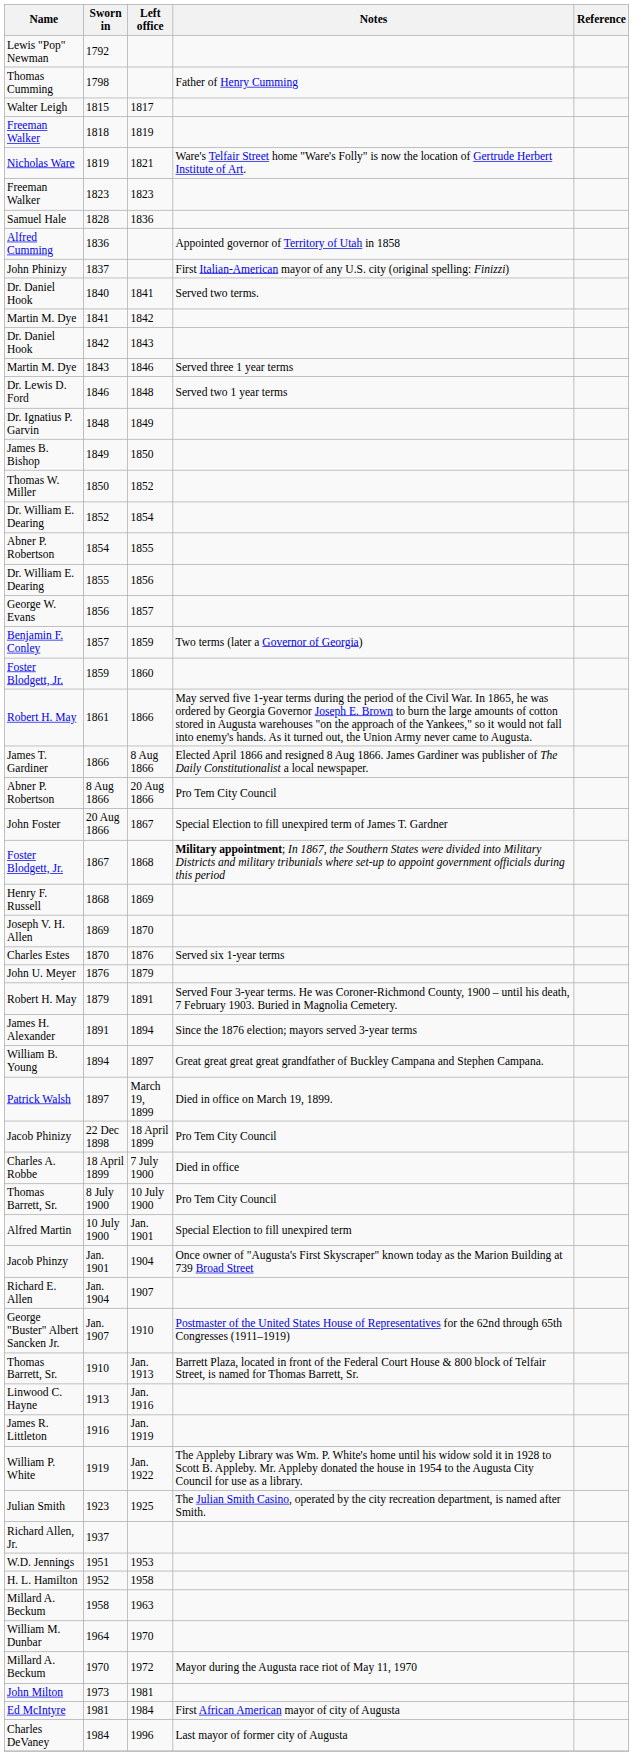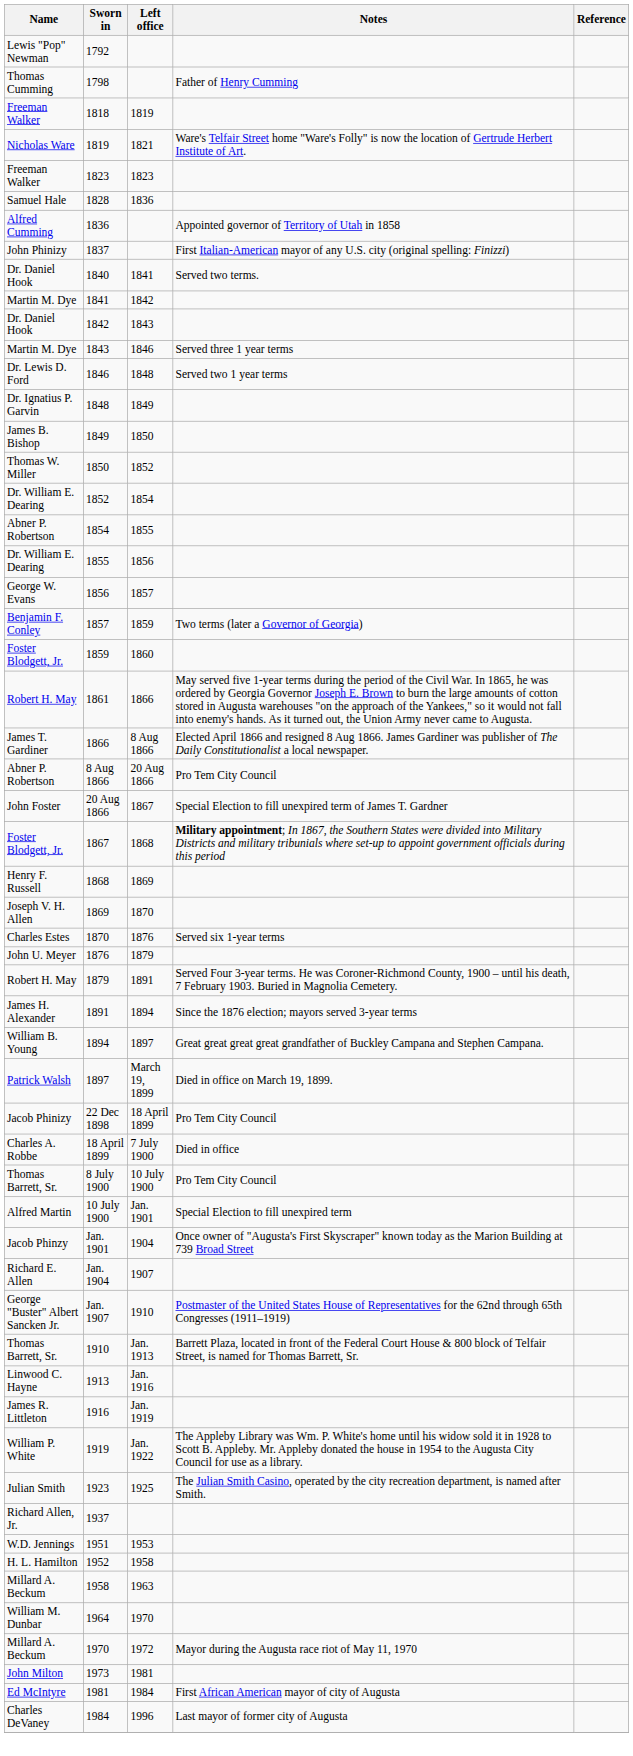- row: (98, 107)
